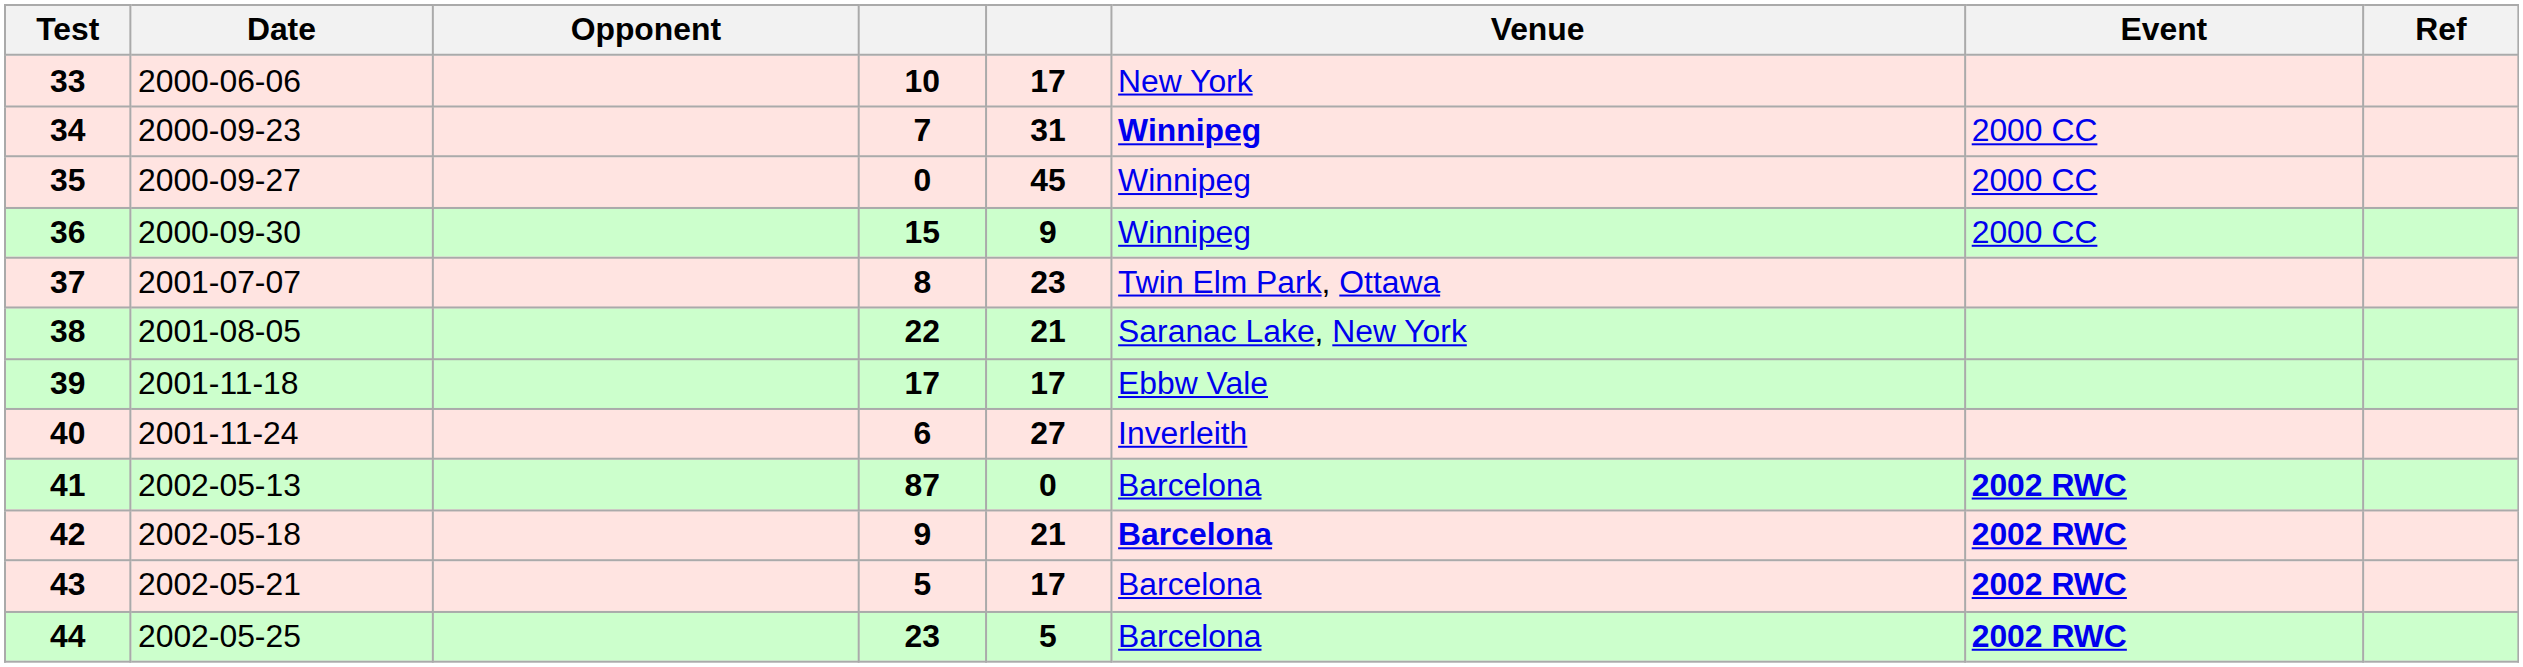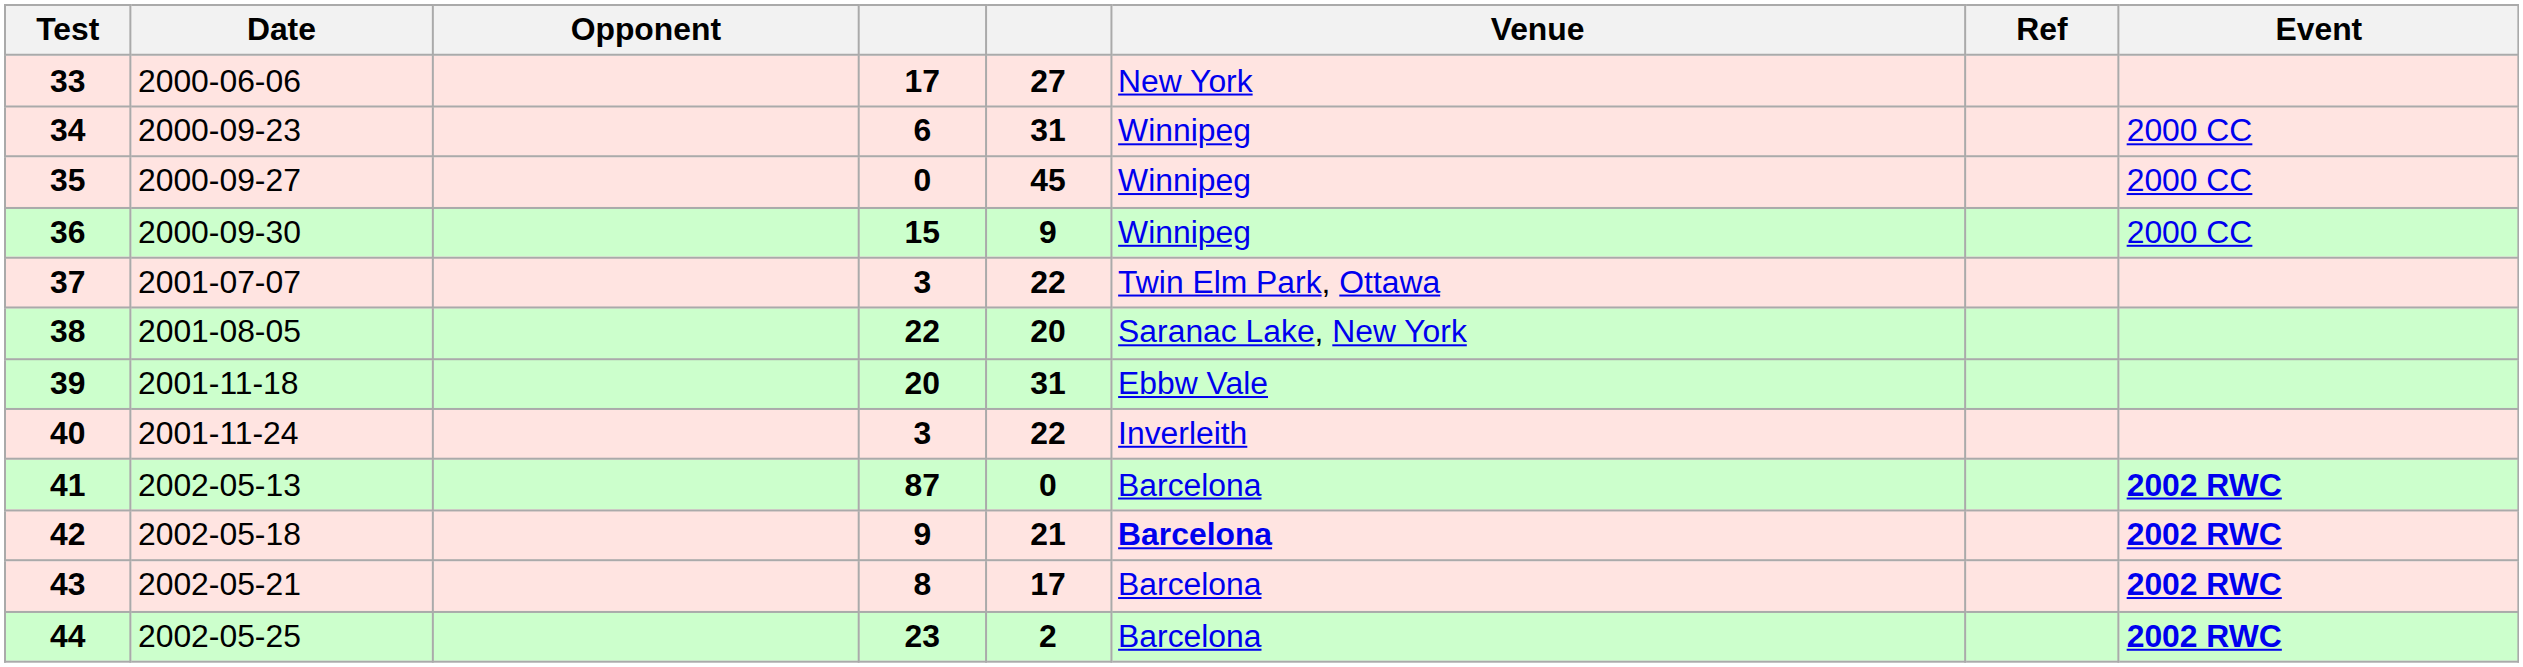columns swapped: (2164, 29) <-> (2441, 29)
(922, 80) 10 -> (922, 80) 17
(1048, 80) 17 -> (1048, 80) 27
(922, 130) 7 -> (922, 130) 6
(1190, 130) bold -> (1184, 130) normal
(922, 282) 8 -> (922, 282) 3
(1048, 282) 23 -> (1048, 282) 22
(1048, 332) 21 -> (1048, 332) 20
(922, 383) 17 -> (922, 383) 20
(1048, 383) 17 -> (1048, 383) 31
(922, 433) 6 -> (922, 433) 3
(1048, 433) 27 -> (1048, 433) 22
(922, 585) 5 -> (922, 585) 8
(1048, 635) 5 -> (1048, 635) 2
